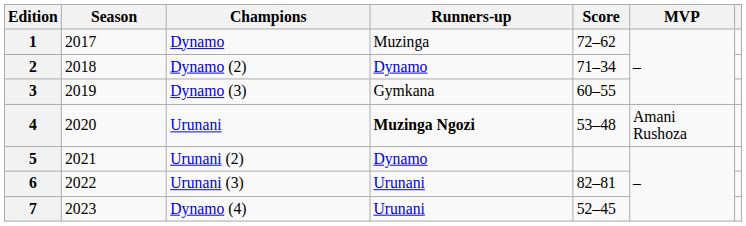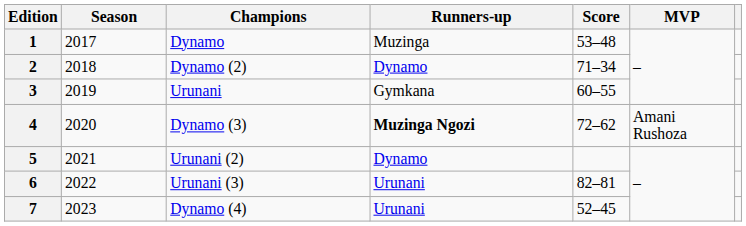(596, 41) 72–62 -> (596, 41) 53–48
(208, 91) Dynamo (3) -> (196, 91) Urunani
(196, 125) Urunani -> (208, 125) Dynamo (3)
(596, 125) 53–48 -> (596, 125) 72–62
